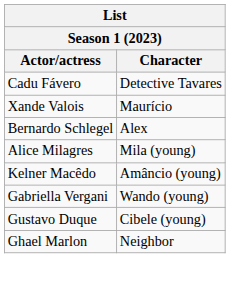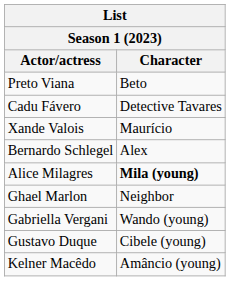+ row: (41, 83)
(158, 151) normal -> (159, 173) bold
rows swapped: (52, 173) <-> (47, 241)
